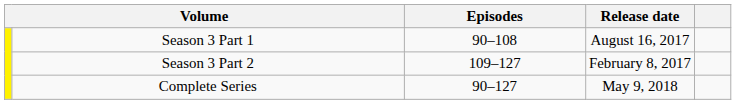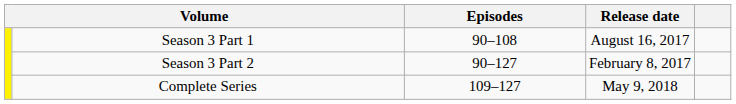(495, 63) 109–127 -> (495, 63) 90–127
(495, 87) 90–127 -> (495, 87) 109–127
